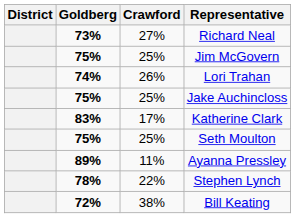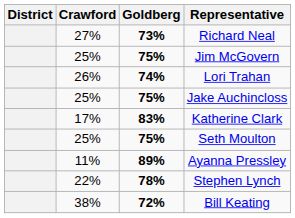columns swapped: (88, 14) <-> (152, 14)
